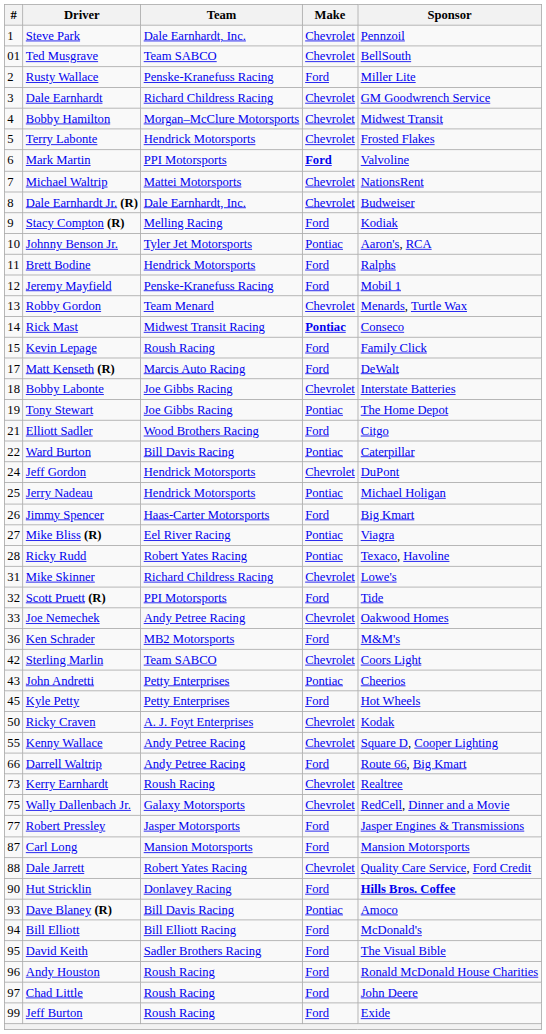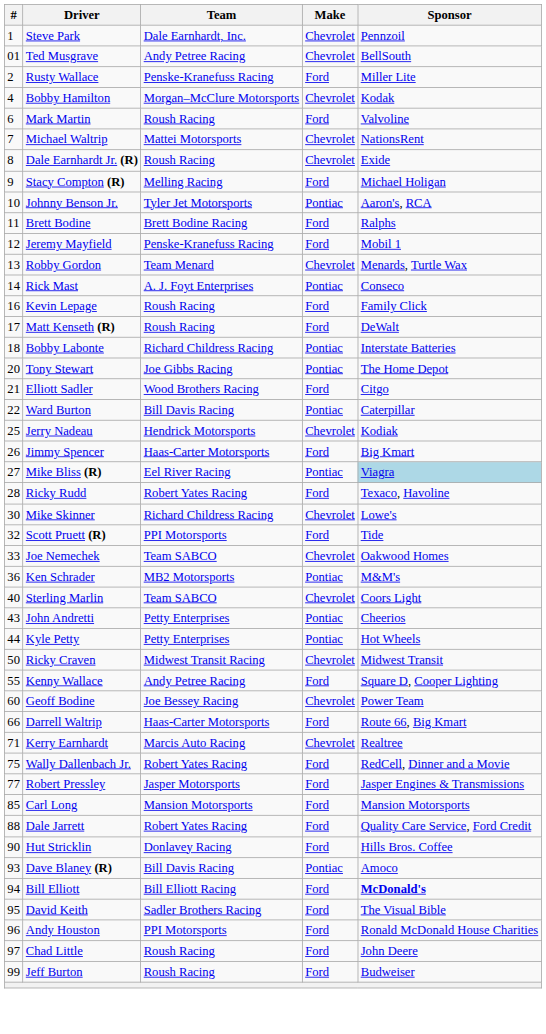(180, 56) Team SABCO -> (194, 56) Andy Petree Racing
- row: (64, 98)
(402, 119) Midwest Transit -> (378, 98) Kodak
- row: (62, 139)
(185, 160) PPI Motorsports -> (179, 119) Roush Racing
(318, 160) bold -> (317, 119) normal
(195, 202) Dale Earnhardt, Inc. -> (179, 160) Roush Racing
(388, 202) Budweiser -> (375, 160) Exide
(379, 223) Kodiak -> (403, 181) Michael Holigan
(200, 264) Hendrick Motorsports -> (196, 223) Brett Bodine Racing
(204, 327) Midwest Transit Racing -> (198, 285) A. J. Foyt Enterprises
(325, 327) bold -> (324, 285) normal
(14, 347) 15 -> (14, 306) 16
(194, 368) Marcis Auto Racing -> (179, 327) Roush Racing
(188, 389) Joe Gibbs Racing -> (208, 347) Richard Childress Racing
(330, 389) Chevrolet -> (324, 347) Pontiac
(14, 410) 19 -> (14, 368) 20
- row: (56, 472)
(324, 493) Pontiac -> (330, 431) Chevrolet
(403, 493) Michael Holigan -> (379, 431) Kodiak
(377, 535) no background -> (377, 472) lightblue background
(324, 555) Pontiac -> (317, 493) Ford
(14, 576) 31 -> (14, 514) 30
(194, 618) Andy Petree Racing -> (180, 555) Team SABCO
(317, 639) Ford -> (324, 576) Pontiac
(14, 659) 42 -> (14, 597) 40
(14, 701) 45 -> (14, 639) 44
(317, 701) Ford -> (324, 639) Pontiac
(198, 722) A. J. Foyt Enterprises -> (204, 659) Midwest Transit Racing
(378, 722) Kodak -> (402, 659) Midwest Transit
(330, 743) Chevrolet -> (317, 680) Ford
+ row: (60, 701)
(194, 763) Andy Petree Racing -> (207, 722) Haas-Carter Motorsports
(14, 784) 73 -> (14, 743) 71
(179, 784) Roush Racing -> (194, 743) Marcis Auto Racing
(194, 805) Galaxy Motorsports -> (195, 763) Robert Yates Racing
(330, 805) Chevrolet -> (317, 763) Ford
(14, 847) 87 -> (14, 805) 85
(330, 867) Chevrolet -> (317, 826) Ford
(408, 888) bold -> (407, 847) normal
(391, 930) normal -> (393, 888) bold
(179, 971) Roush Racing -> (185, 930) PPI Motorsports
(375, 1013) Exide -> (388, 971) Budweiser
